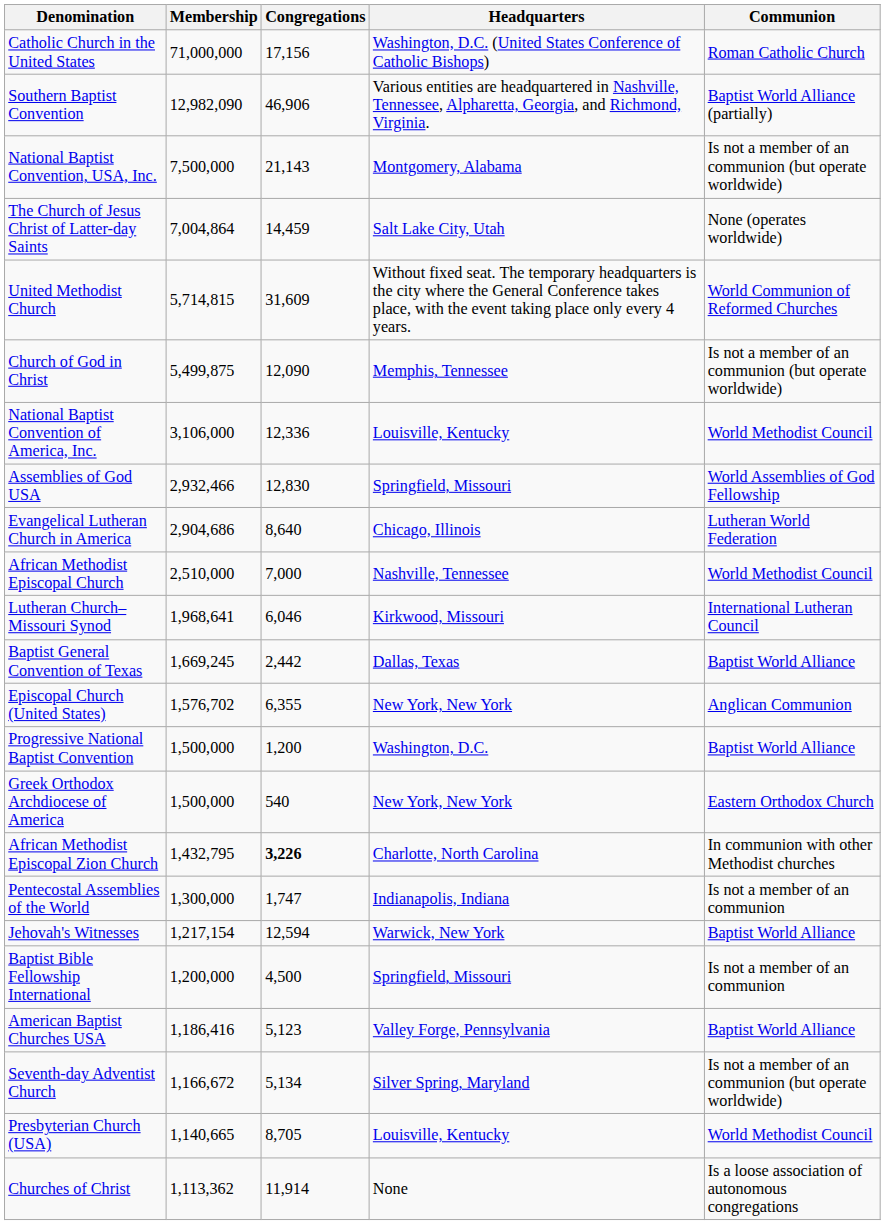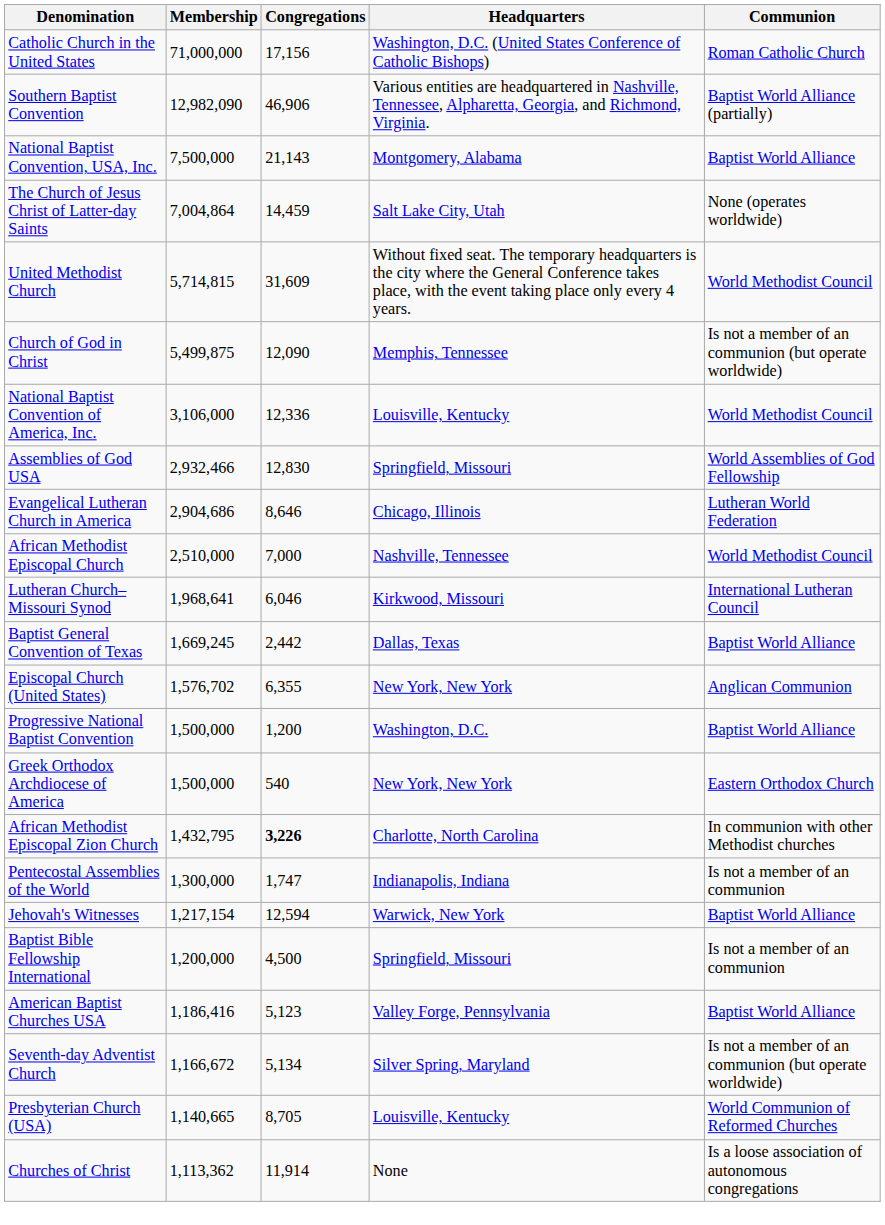(787, 166) Is not a member of an communion (but operate worldwide) -> (781, 157) Baptist World Alliance
(779, 299) World Communion of Reformed Churches -> (790, 281) World Methodist Council
(283, 529) 8,640 -> (283, 511) 8,646
(790, 1135) World Methodist Council -> (779, 1117) World Communion of Reformed Churches
